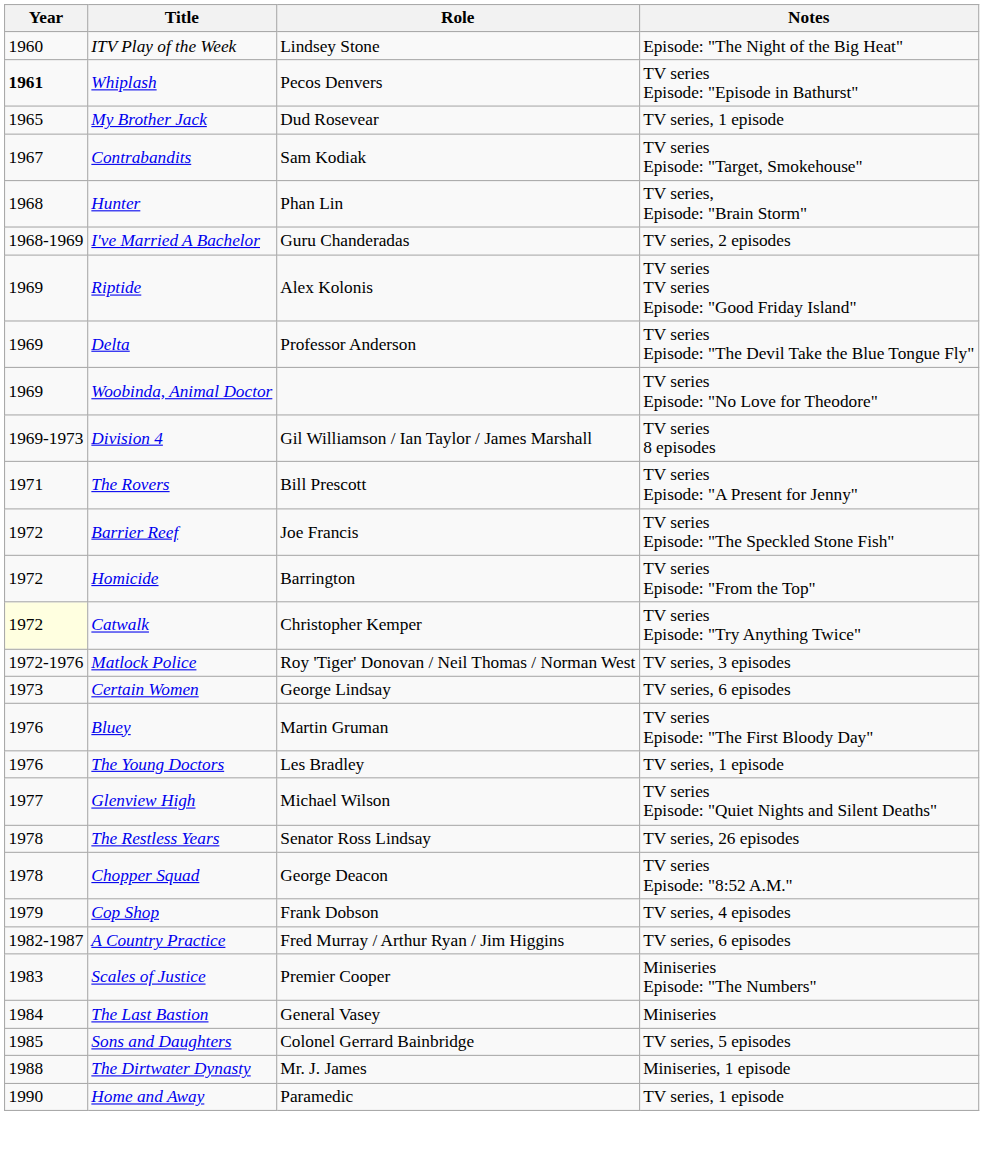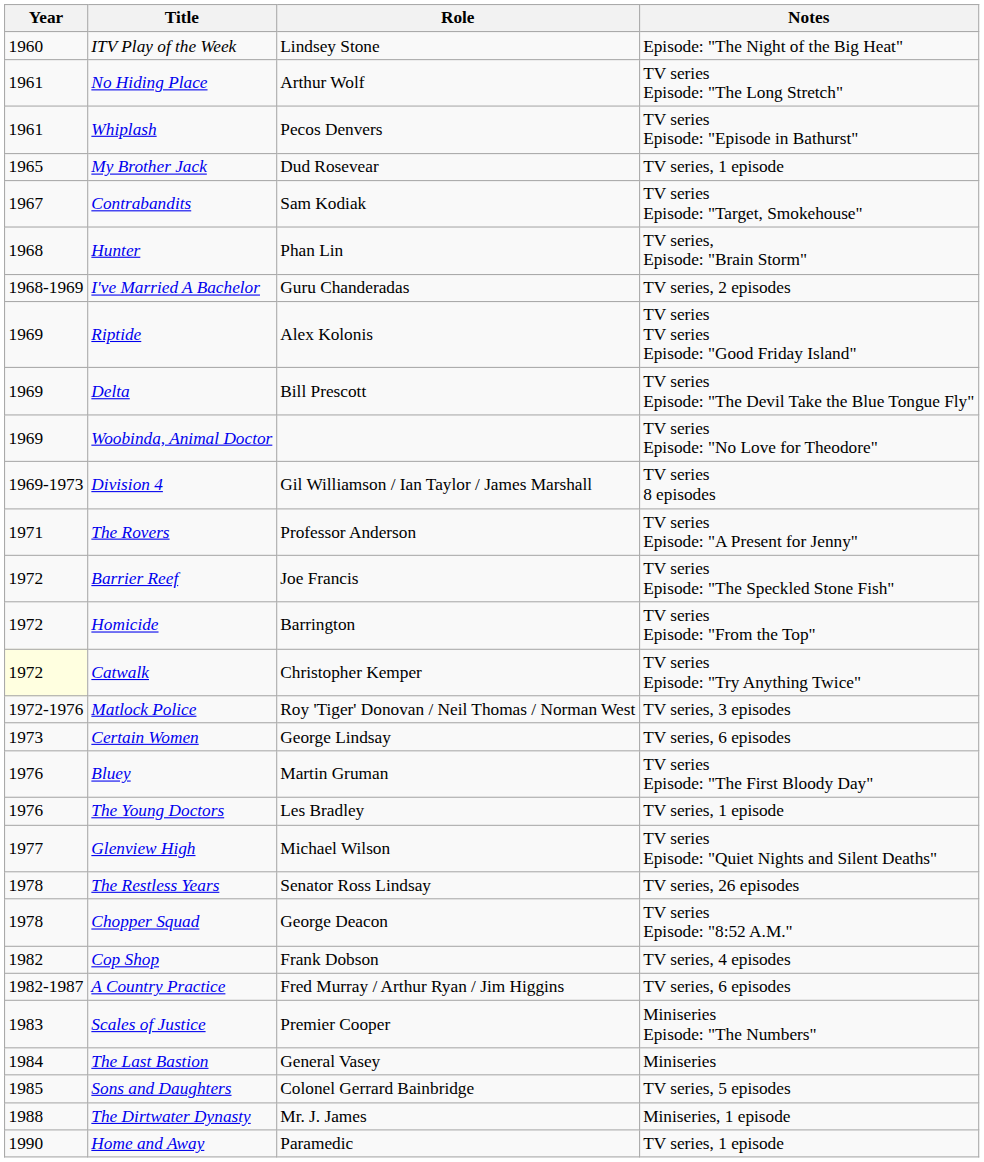+ row: (149, 82)
(26, 82) bold -> (26, 129) normal
(348, 344) Professor Anderson -> (323, 391) Bill Prescott
(323, 484) Bill Prescott -> (348, 531) Professor Anderson
(26, 912) 1979 -> (26, 959) 1982
